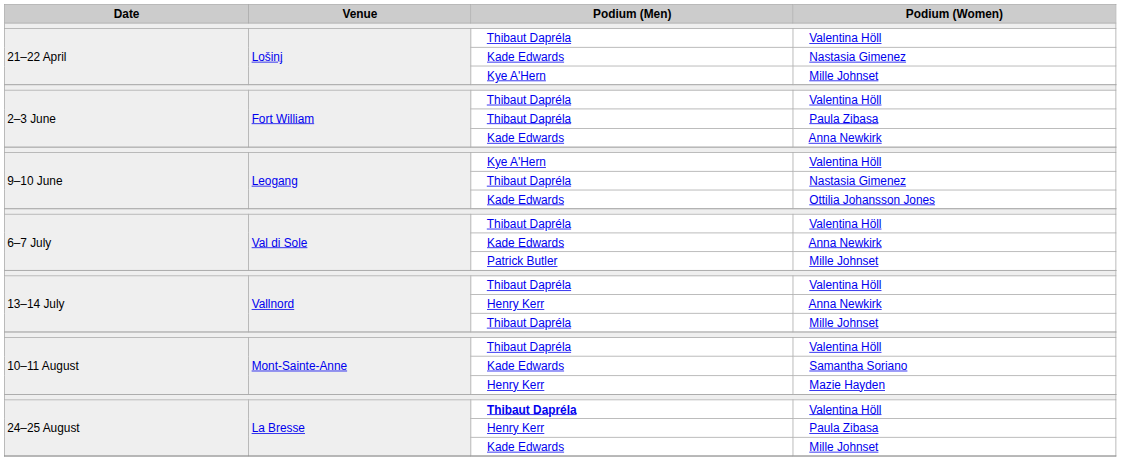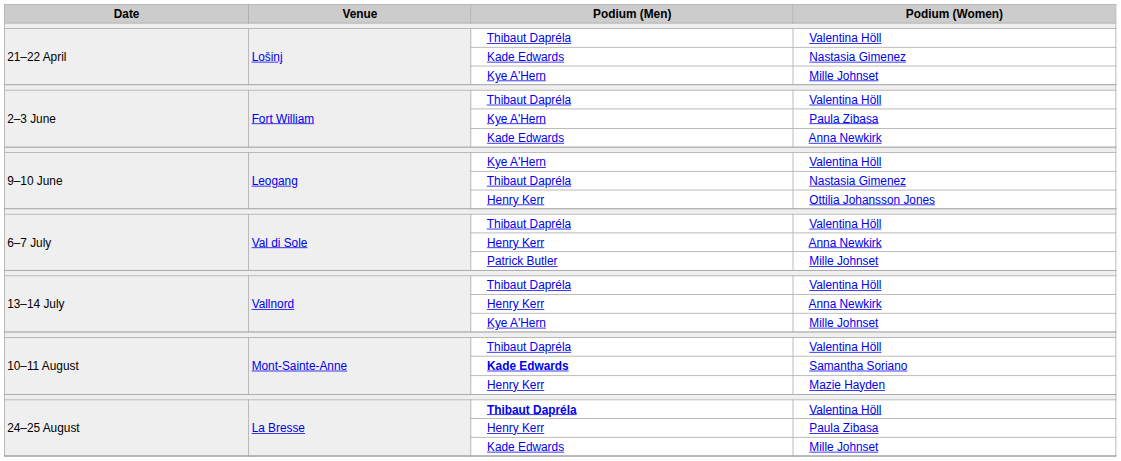(522, 119) Thibaut Dapréla -> (510, 119) Kye A'Hern
(519, 199) Kade Edwards -> (509, 199) Henry Kerr
(519, 242) Kade Edwards -> (509, 242) Henry Kerr
(522, 323) Thibaut Dapréla -> (510, 323) Kye A'Hern
(519, 366) normal -> (521, 366) bold
